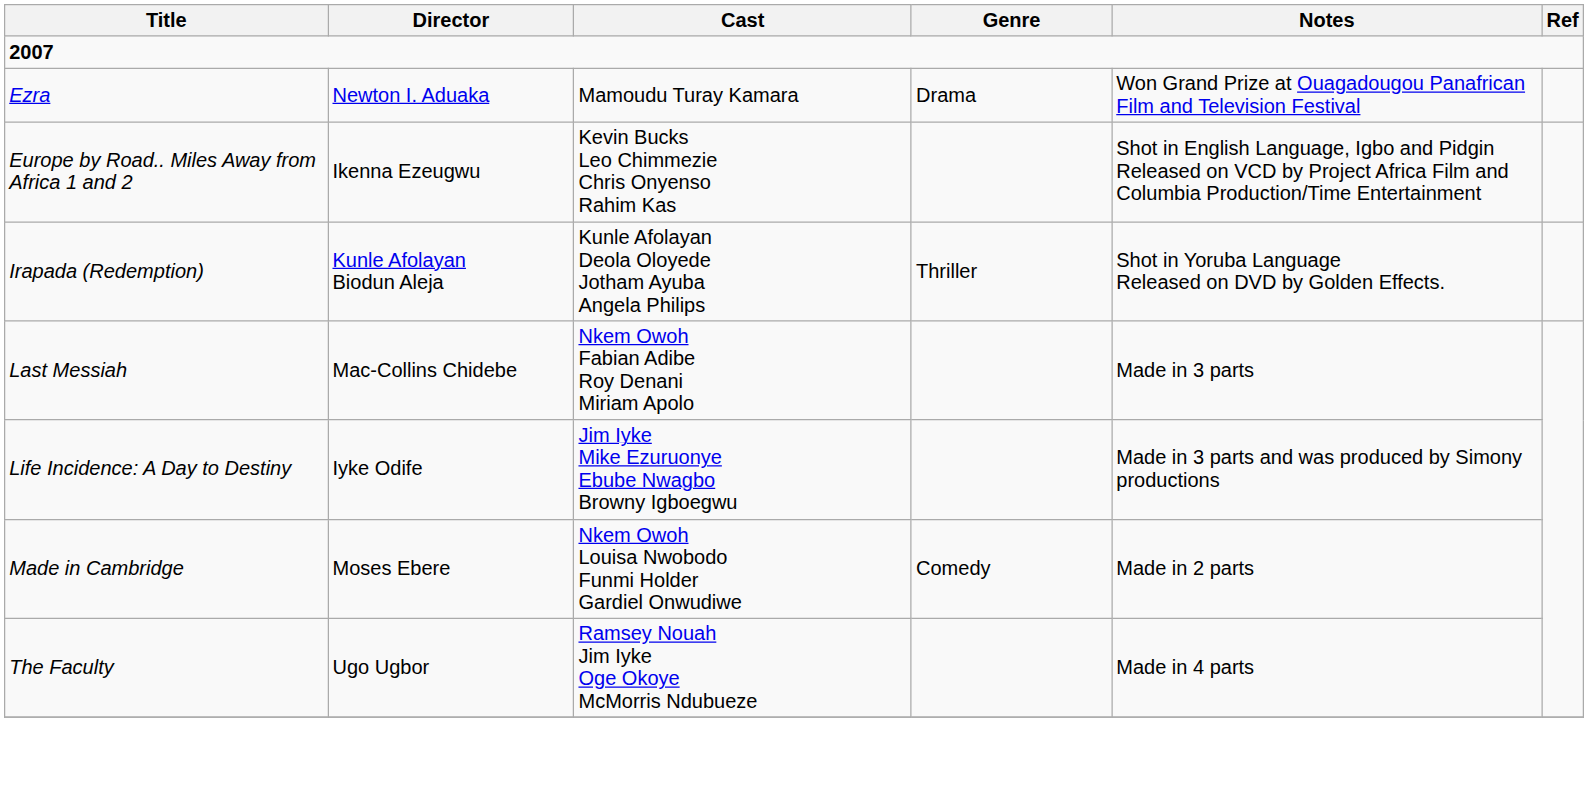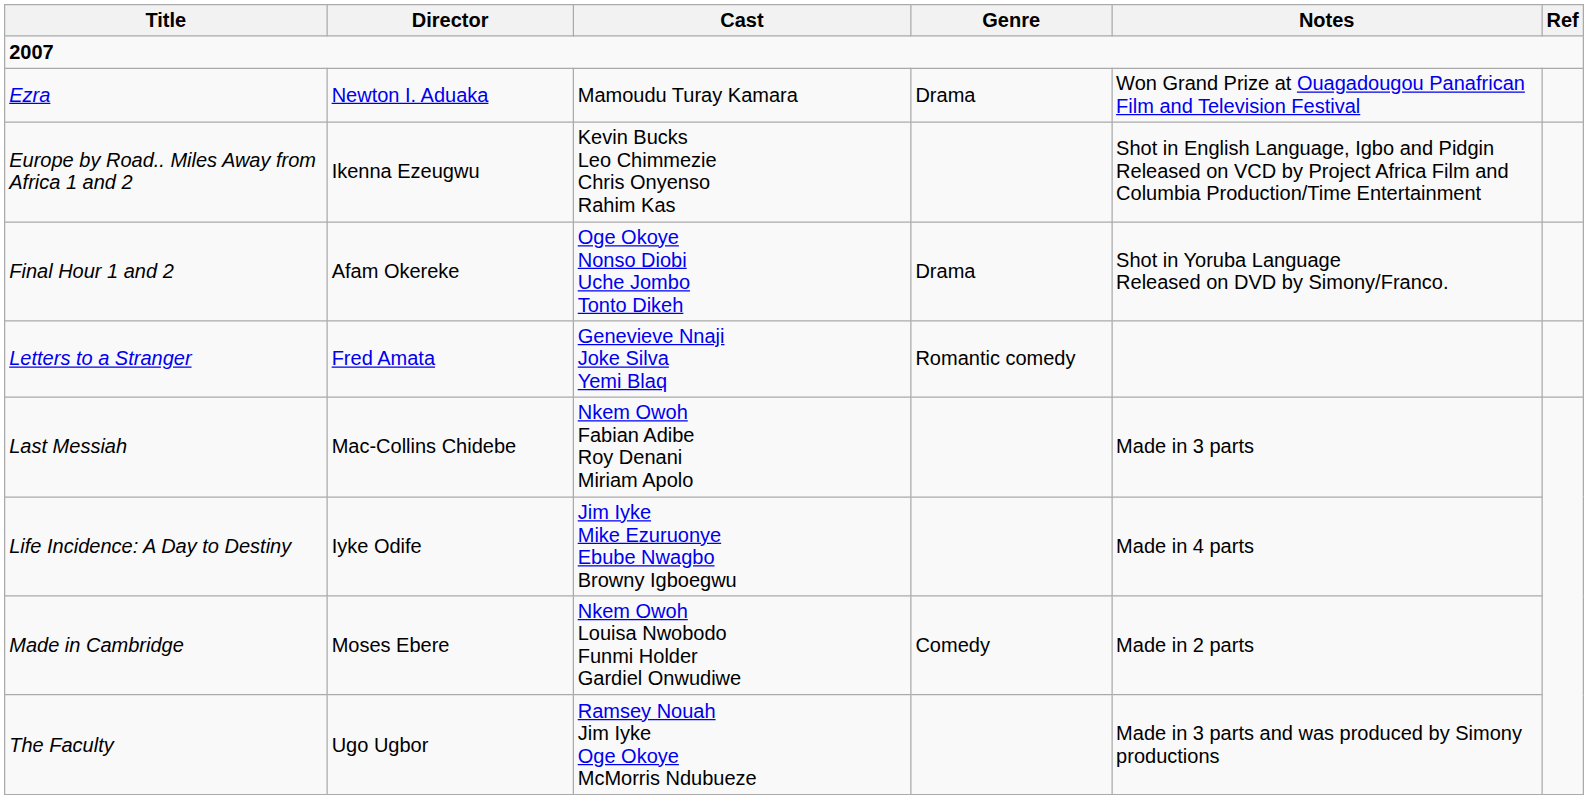+ row: (92, 270)
- row: (107, 270)
+ row: (100, 358)
(1319, 469) Made in 3 parts and was produced by Simony productions -> (1185, 546) Made in 4 parts
(1185, 667) Made in 4 parts -> (1319, 744) Made in 3 parts and was produced by Simony productions
